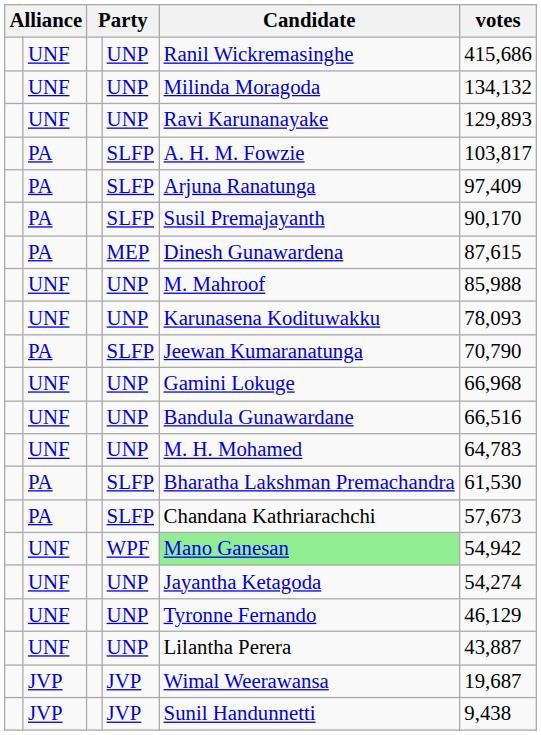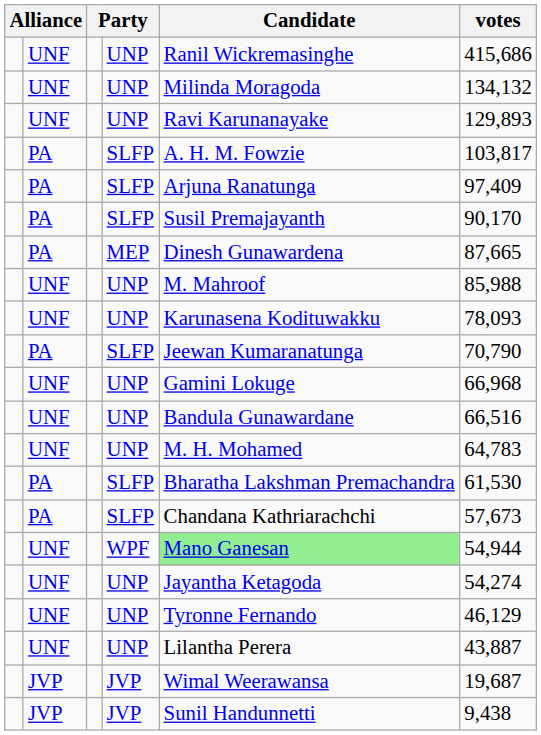(493, 251) 87,615 -> (493, 251) 87,665
(493, 548) 54,942 -> (493, 548) 54,944
